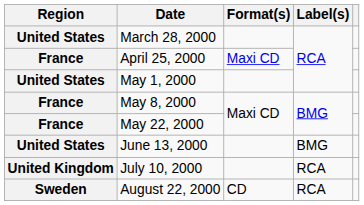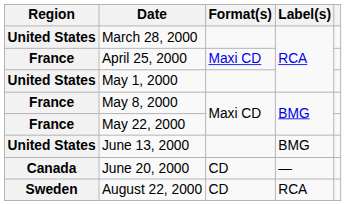+ row: (145, 168)
- row: (161, 168)
